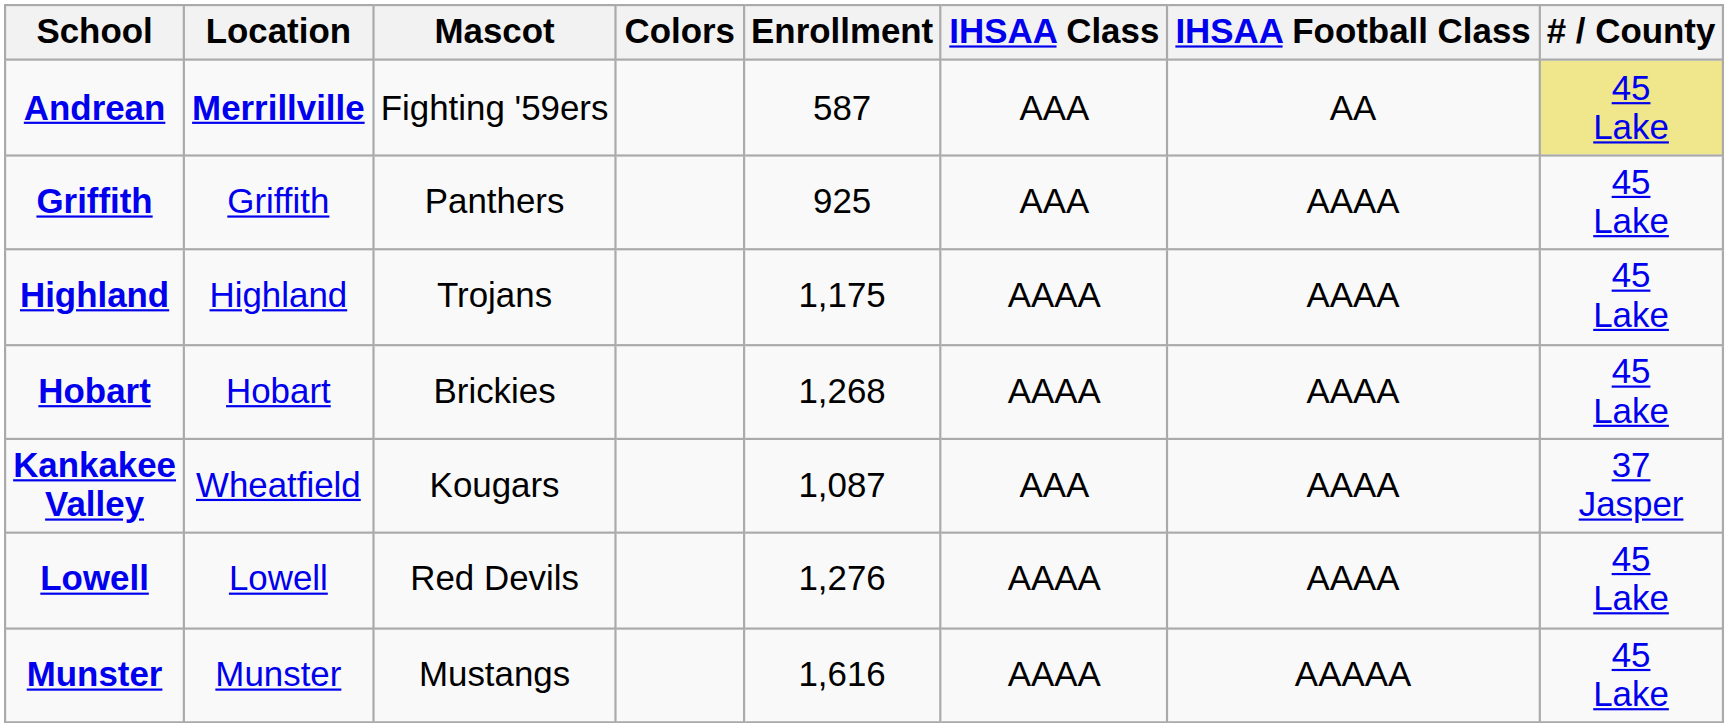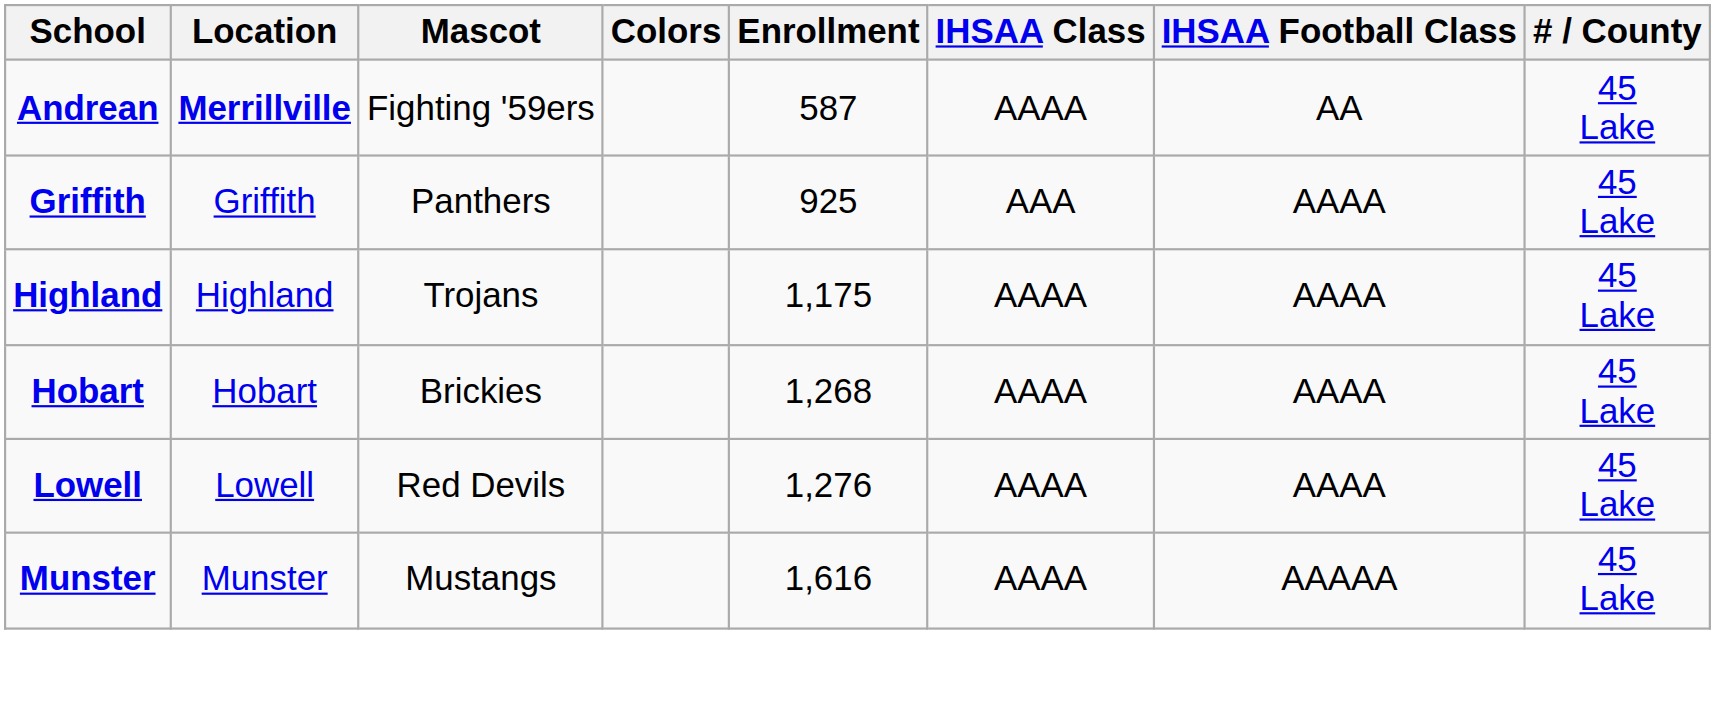(1054, 107) AAA -> (1041, 107) AAAA
(1631, 107) khaki background -> (1617, 107) no background
- row: (95, 485)
